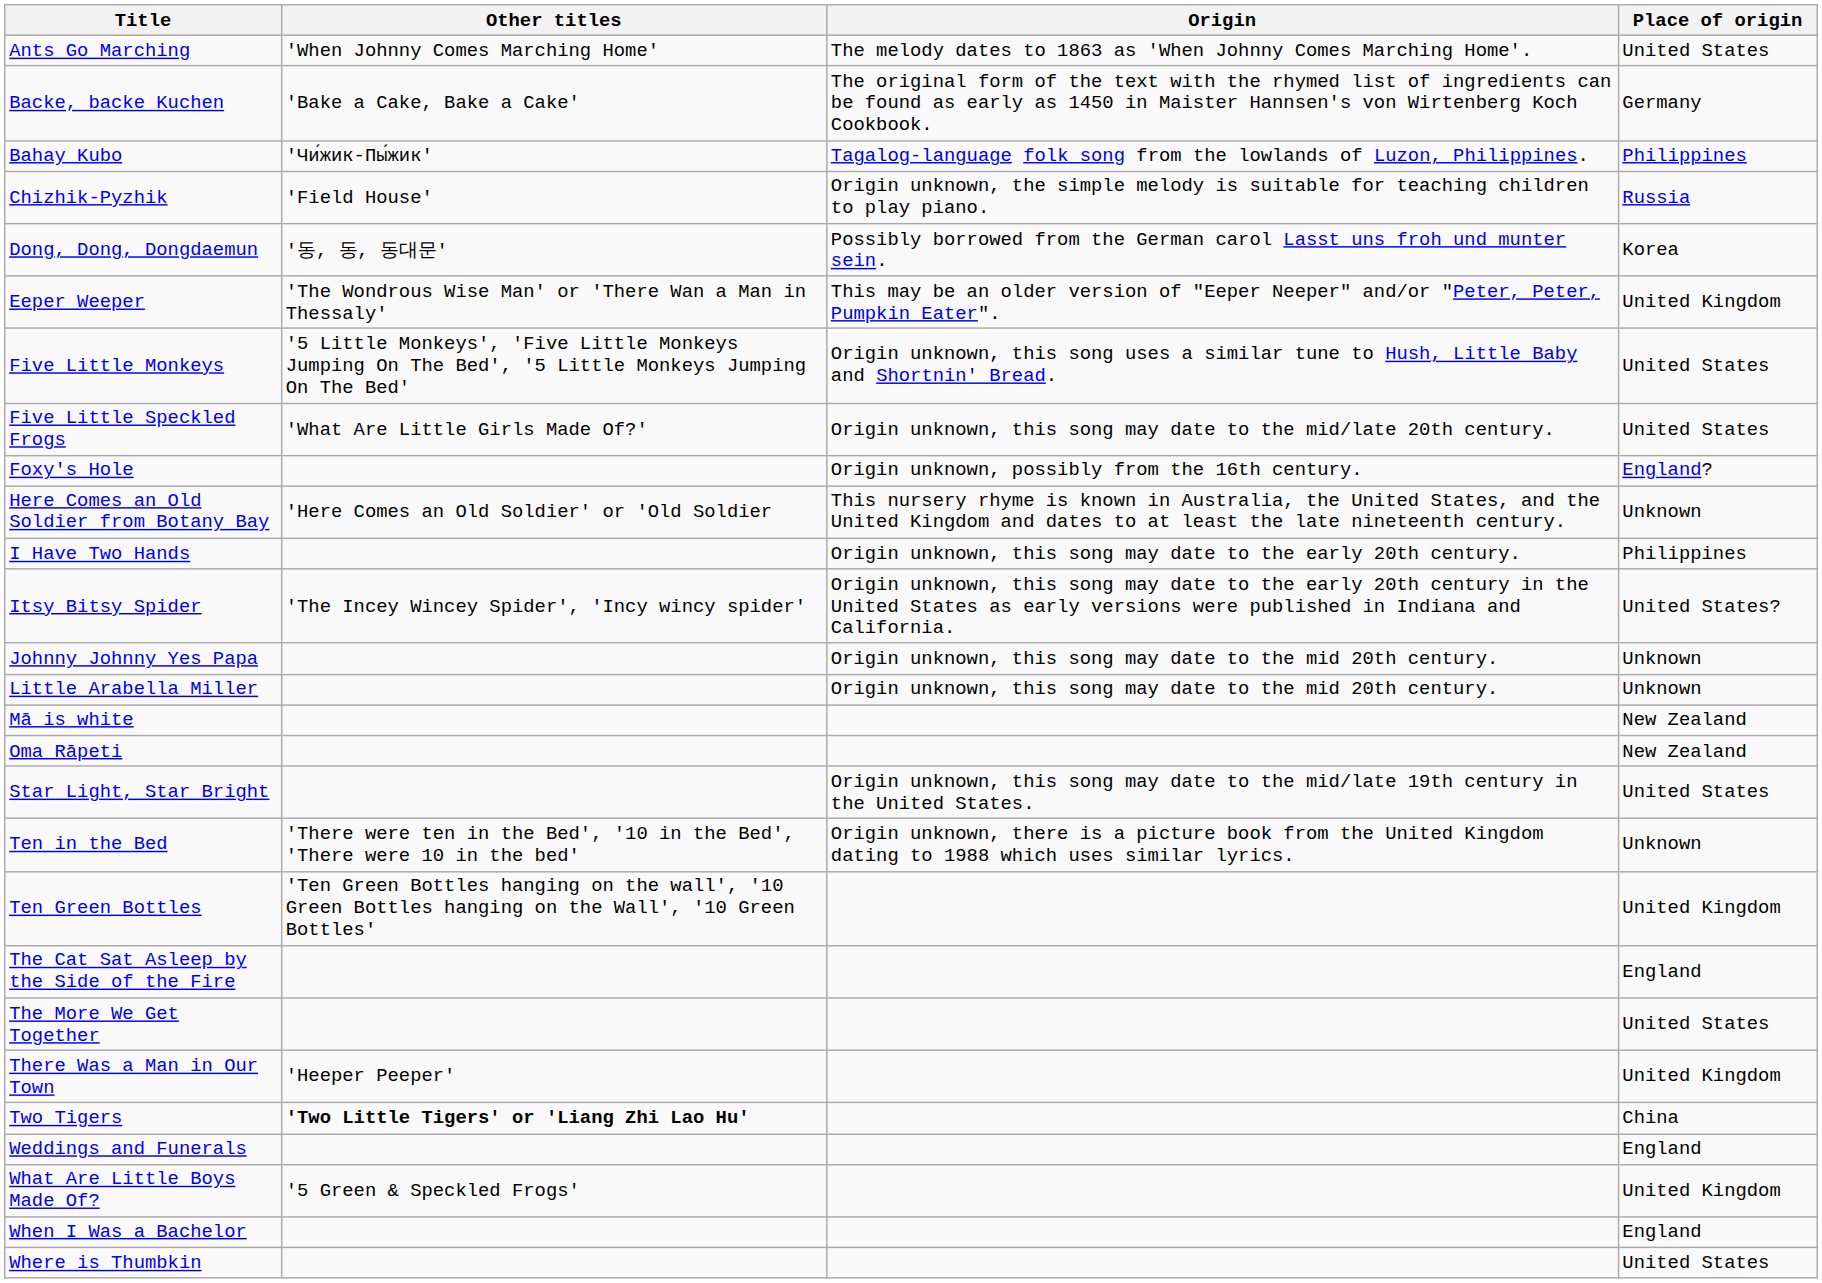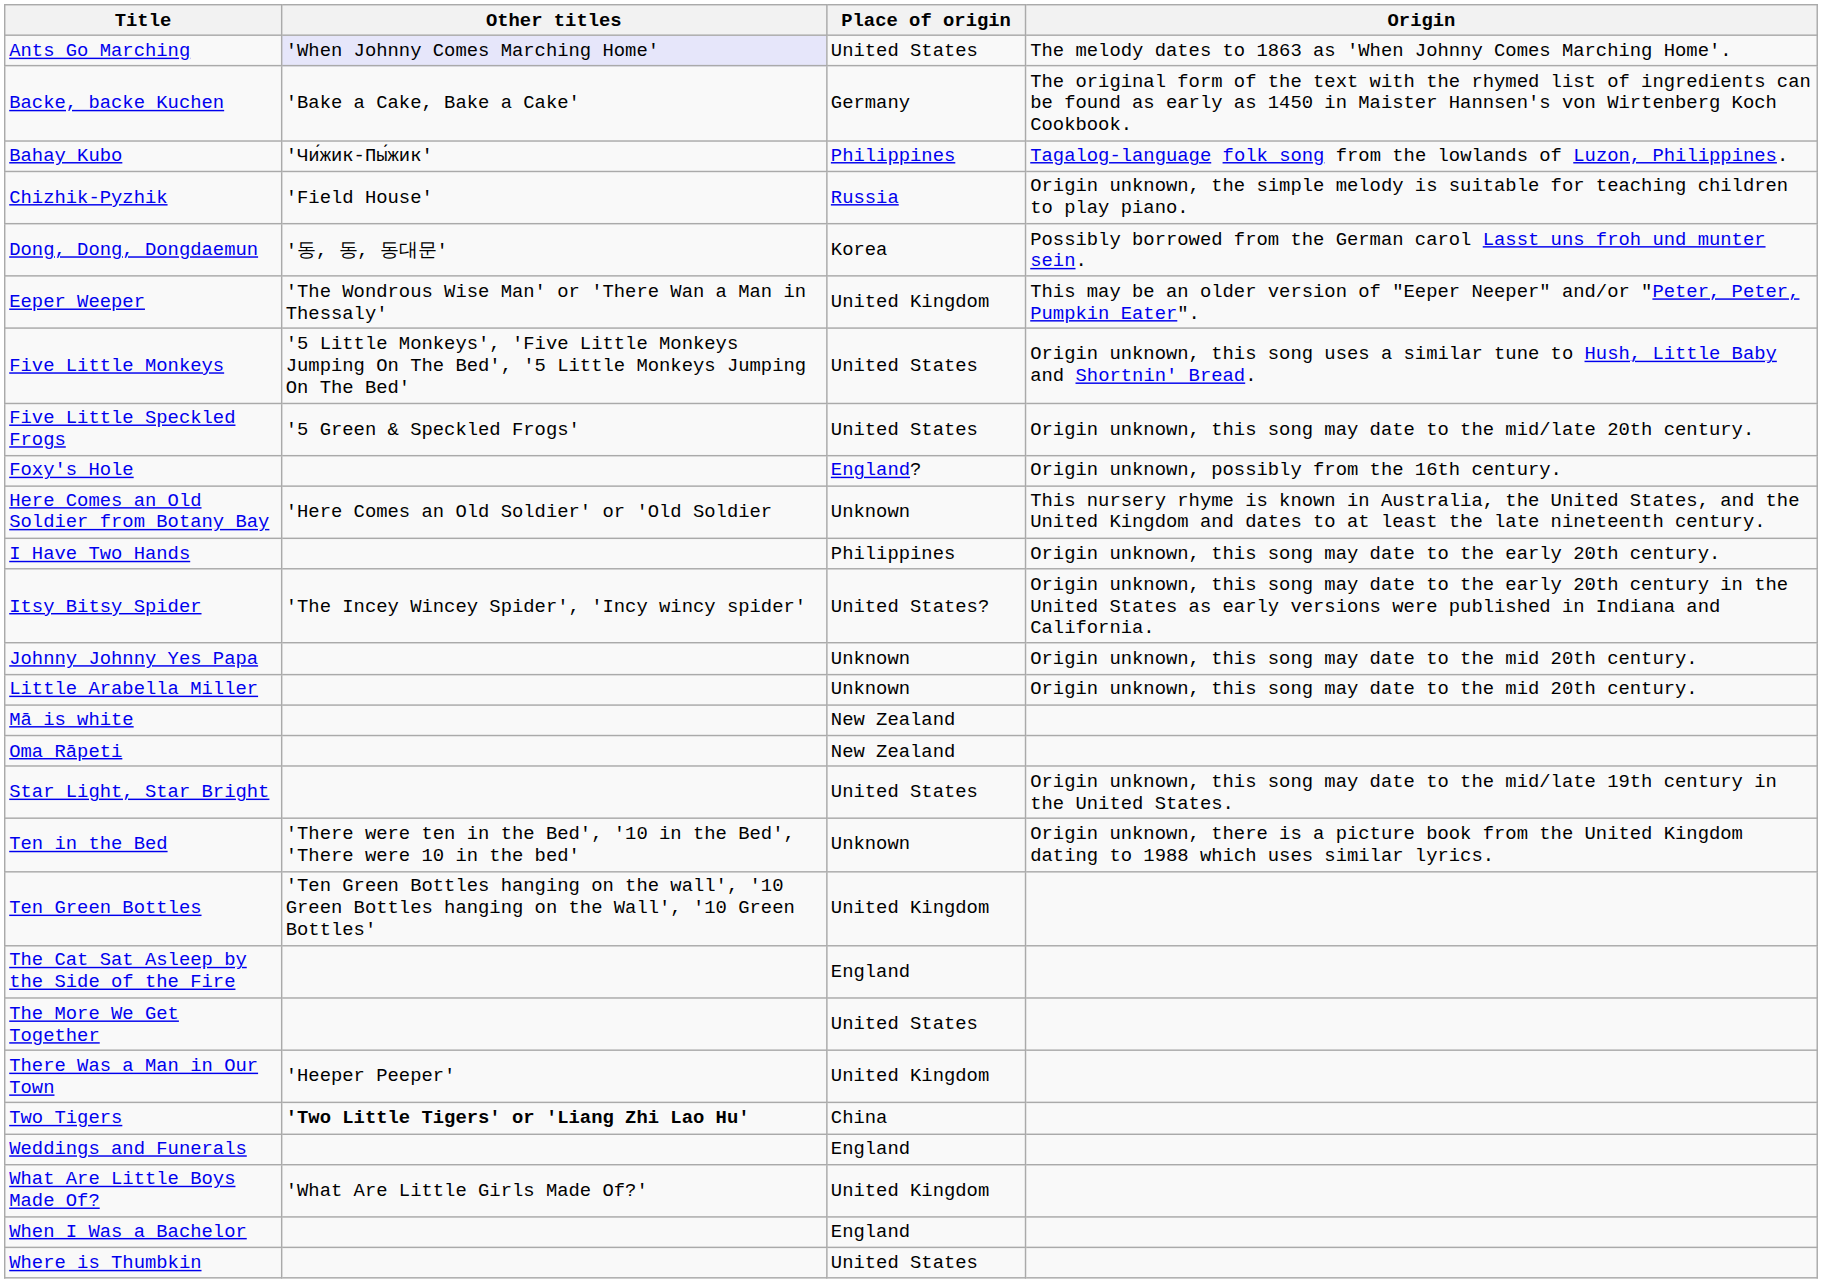columns swapped: (1718, 20) <-> (1222, 20)
(472, 51) no background -> (472, 51) lavender background
(467, 429) 'What Are Little Girls Made Of?' -> (433, 429) '5 Green & Speckled Frogs'
(433, 1191) '5 Green & Speckled Frogs' -> (467, 1191) 'What Are Little Girls Made Of?'
